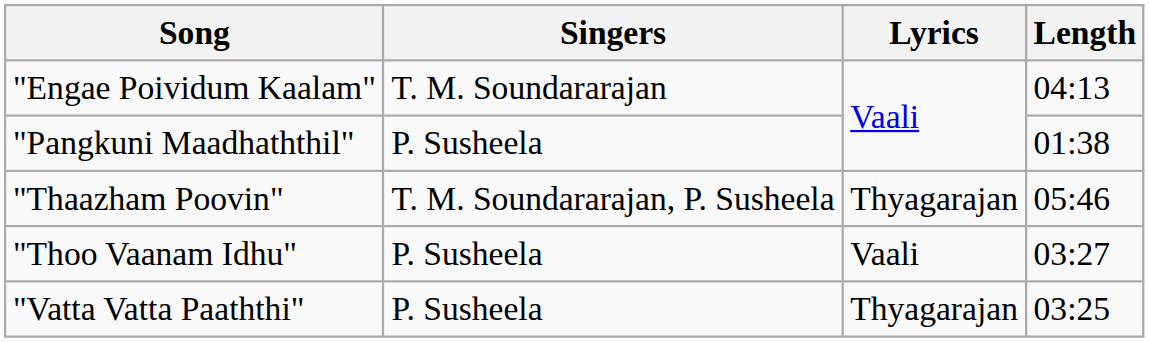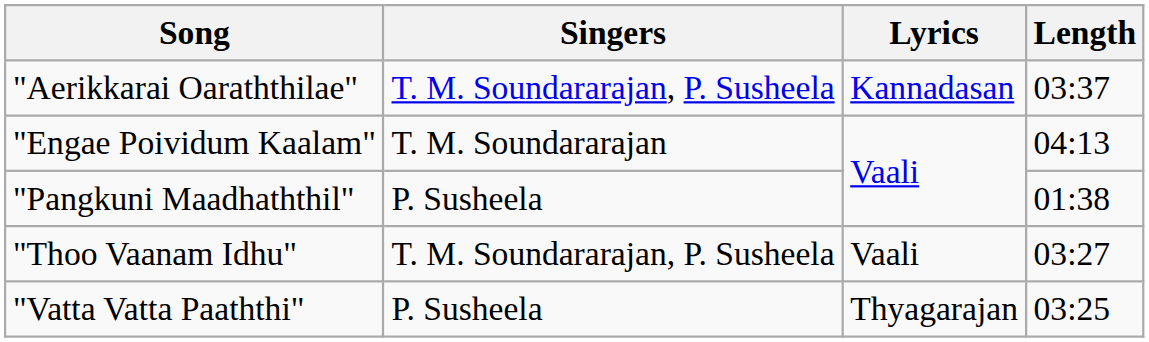+ row: (185, 87)
- row: (148, 198)
(467, 253) P. Susheela -> (613, 253) T. M. Soundararajan, P. Susheela
